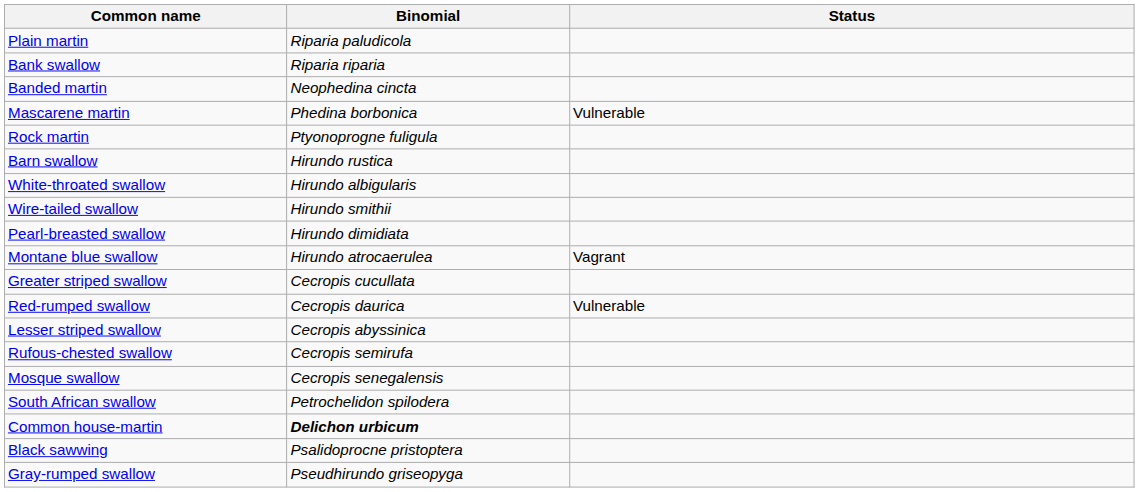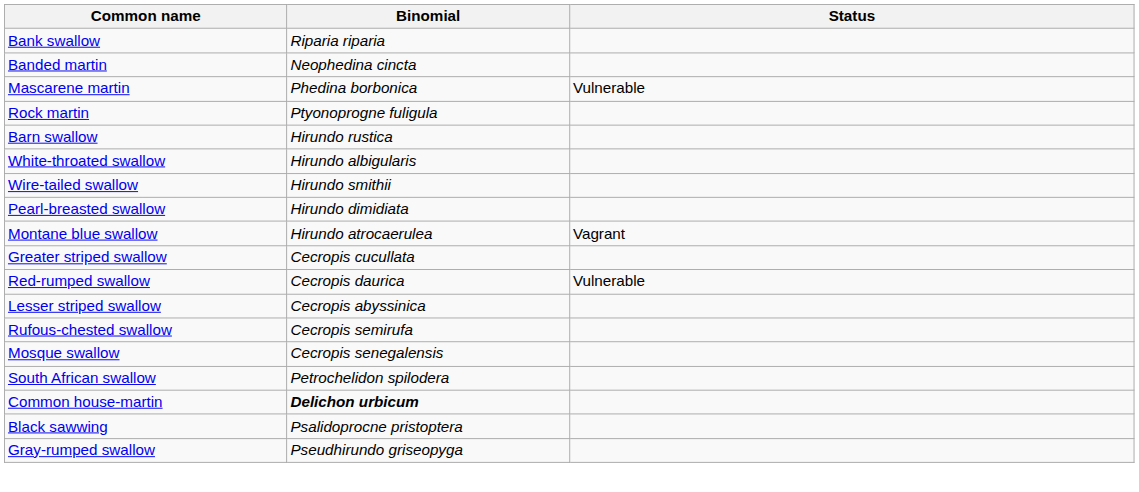- row: (48, 40)
